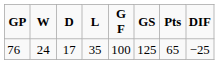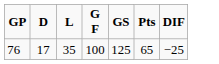- column: (43, 21)
